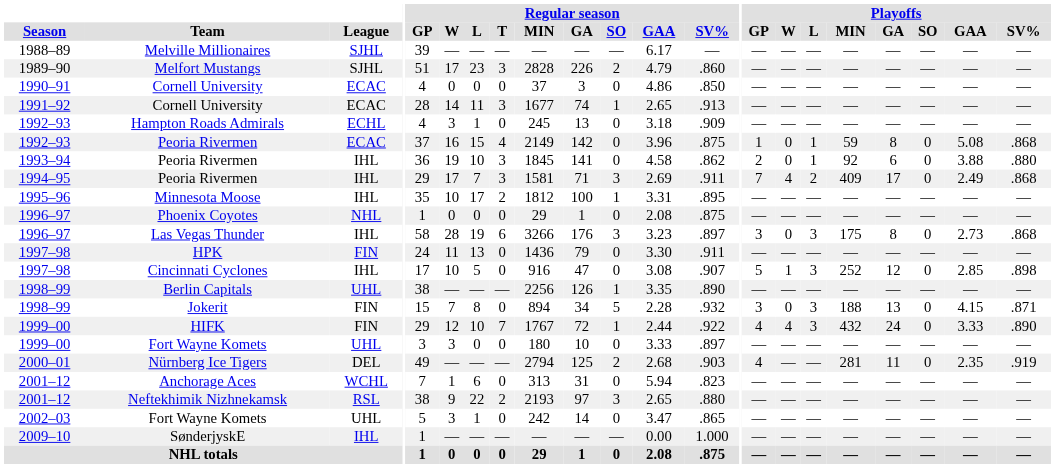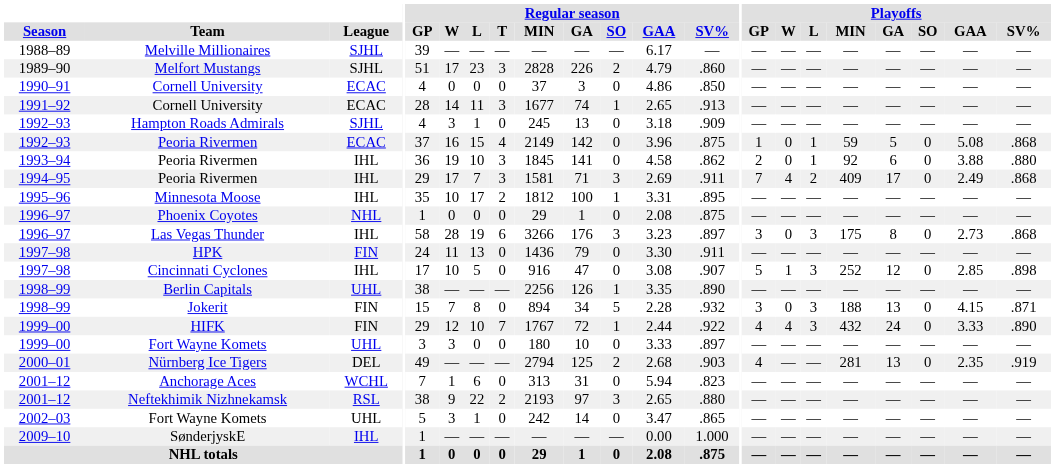(366, 123) ECHL -> (366, 123) SJHL
(893, 142) 8 -> (893, 142) 5
(893, 362) 11 -> (893, 362) 13
